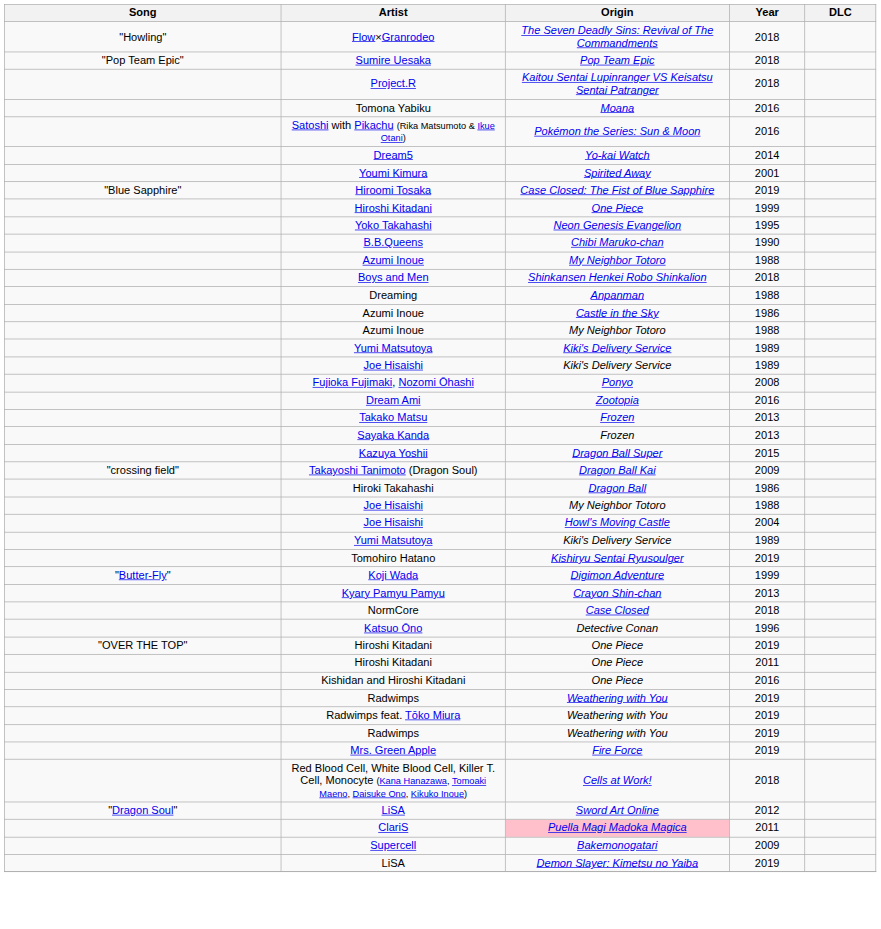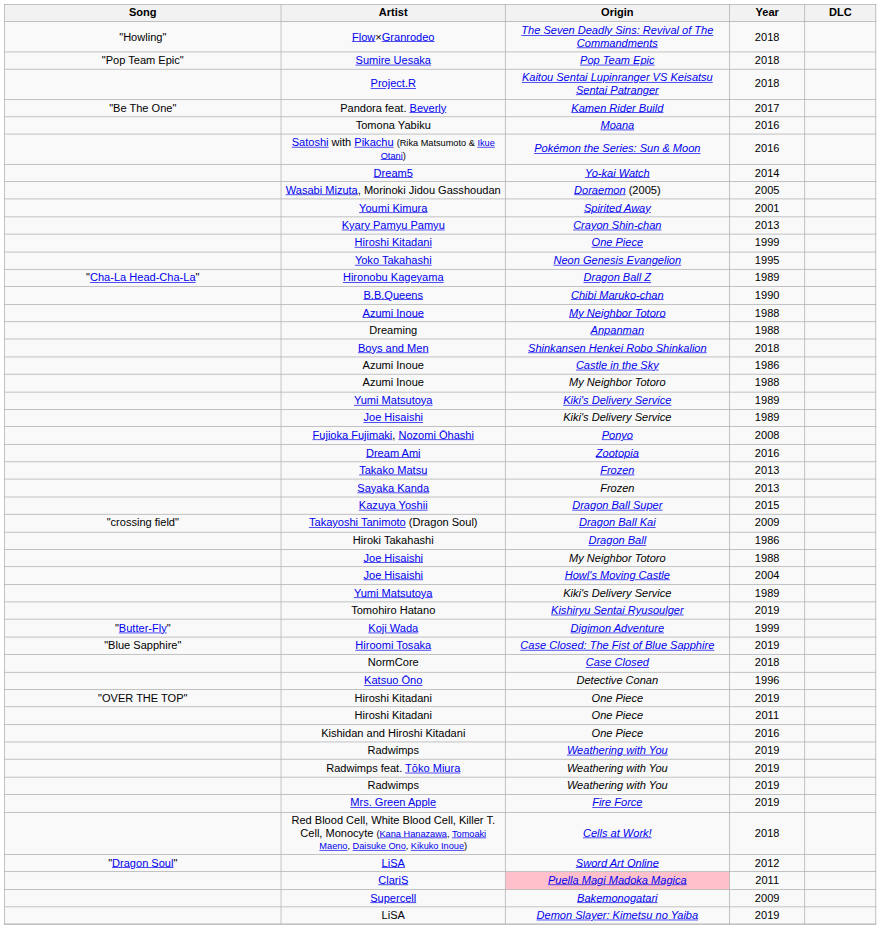+ row: (393, 108)
+ row: (393, 190)
rows swapped: (393, 593) <-> (393, 190)
+ row: (393, 278)
rows swapped: (393, 295) <-> (393, 278)
